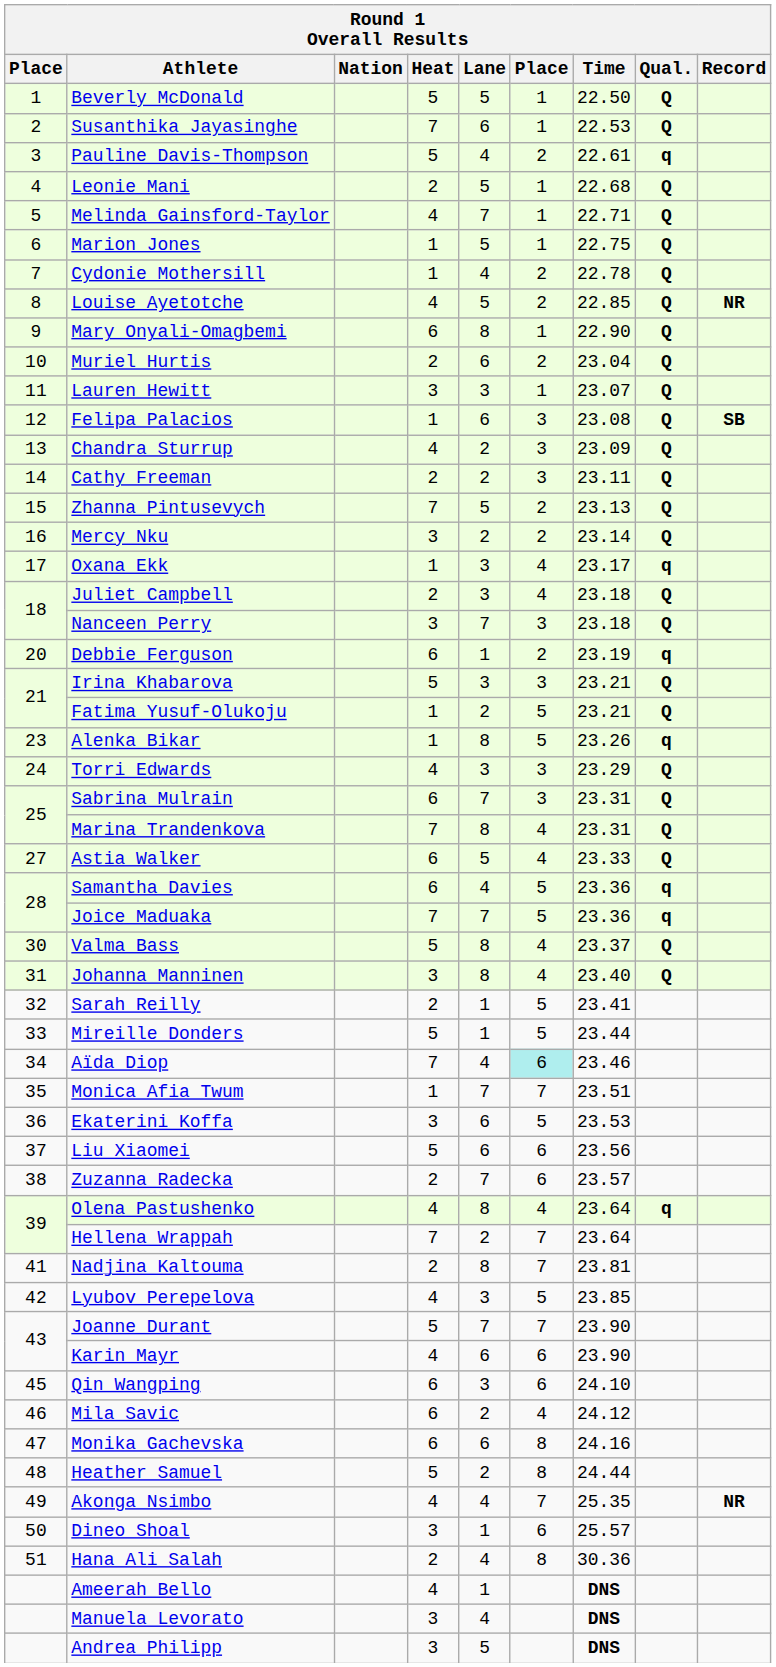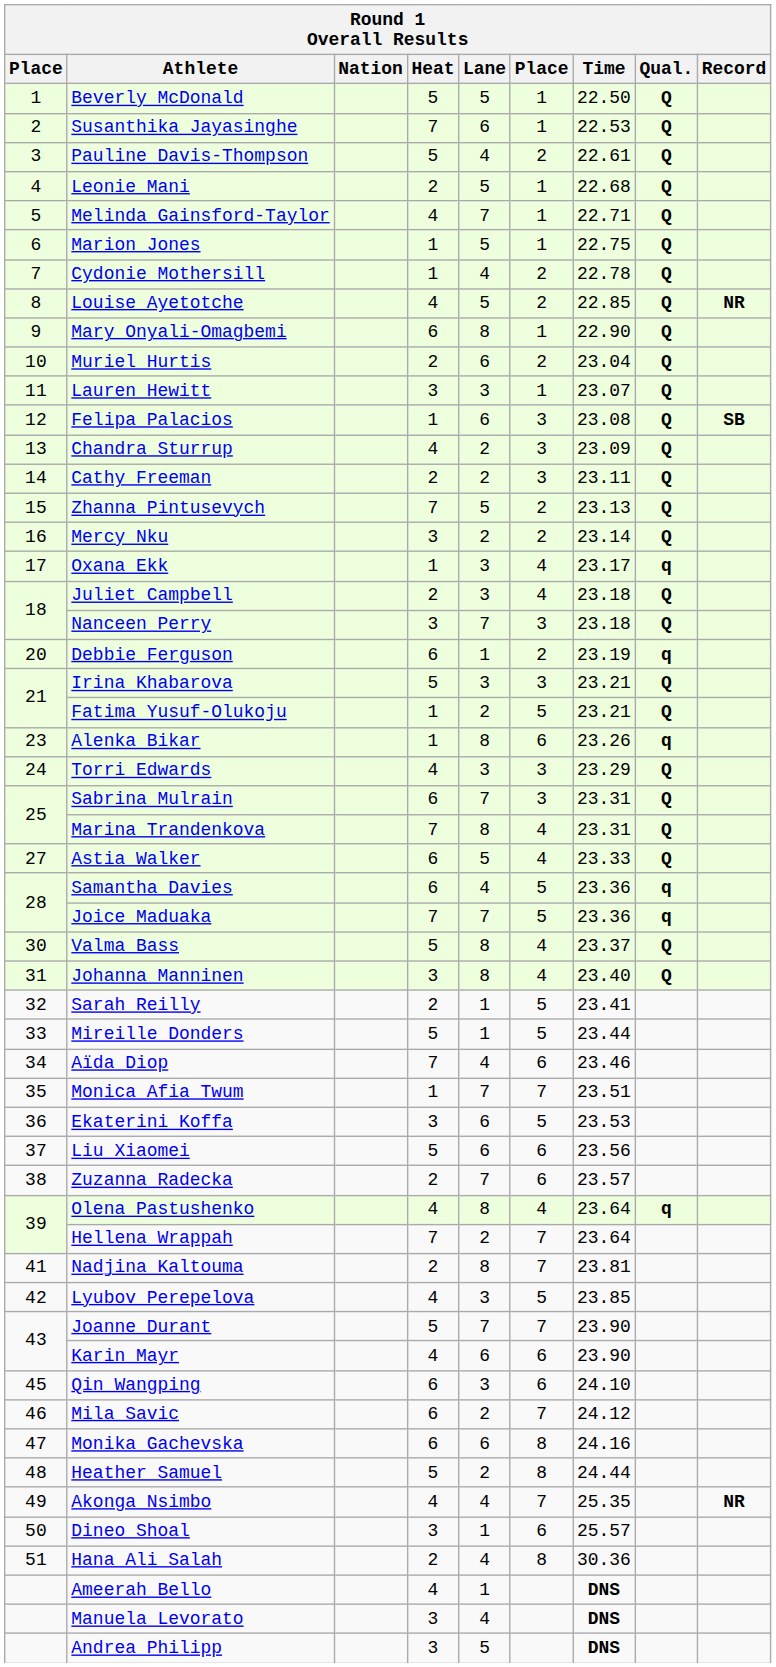(666, 157) q -> (666, 157) Q
(542, 742) 5 -> (542, 742) 6
(542, 1063) paleturquoise background -> (542, 1063) no background
(542, 1414) 4 -> (542, 1414) 7
